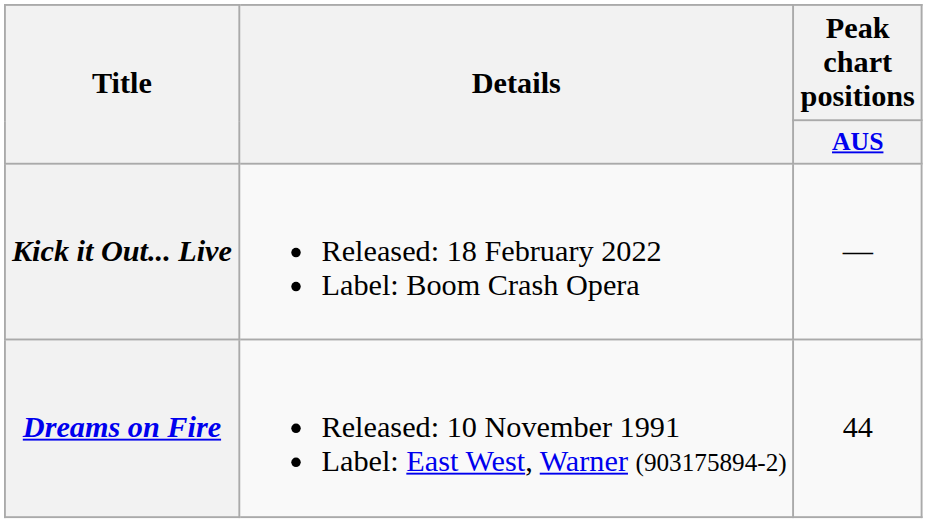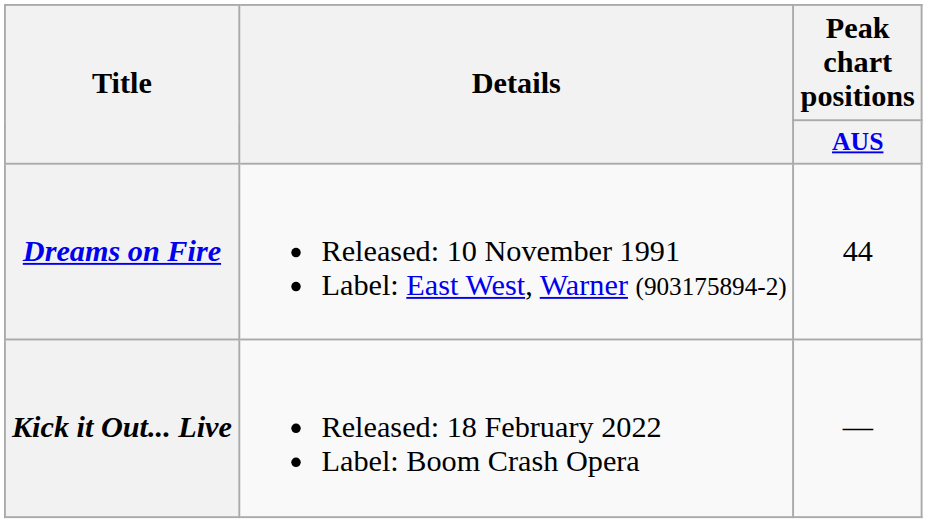rows swapped: (122, 427) <-> (122, 251)
